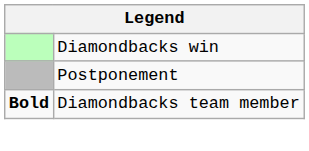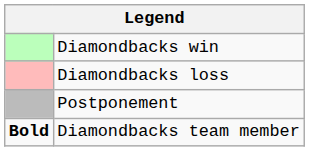+ row: (143, 75)
